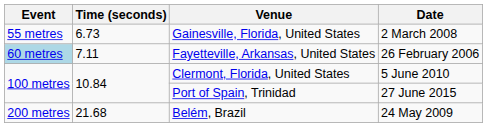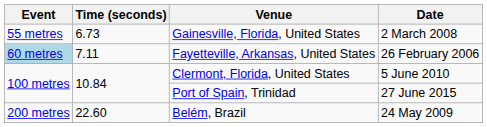(91, 113) 21.68 -> (91, 113) 22.60
